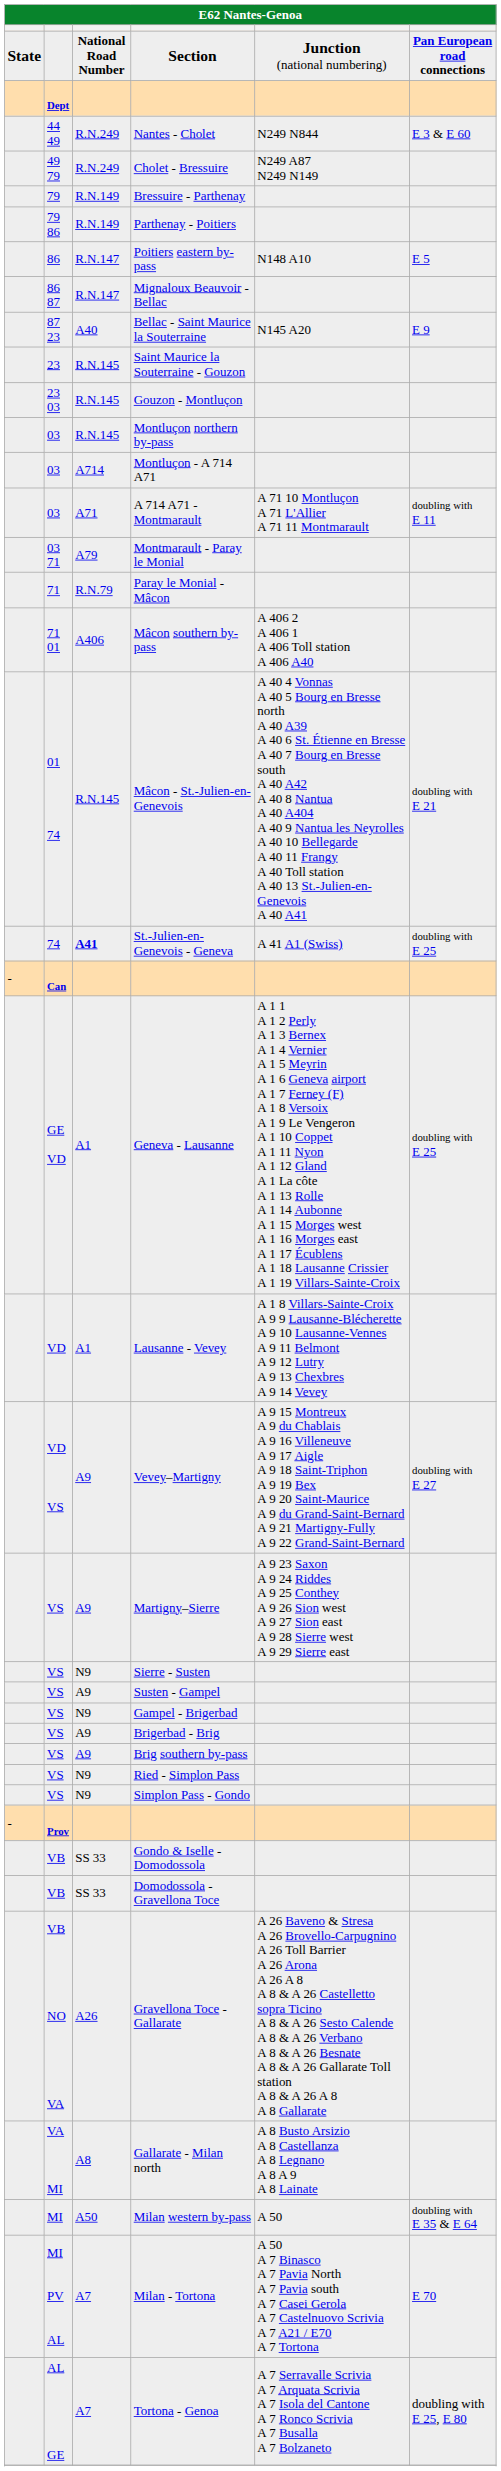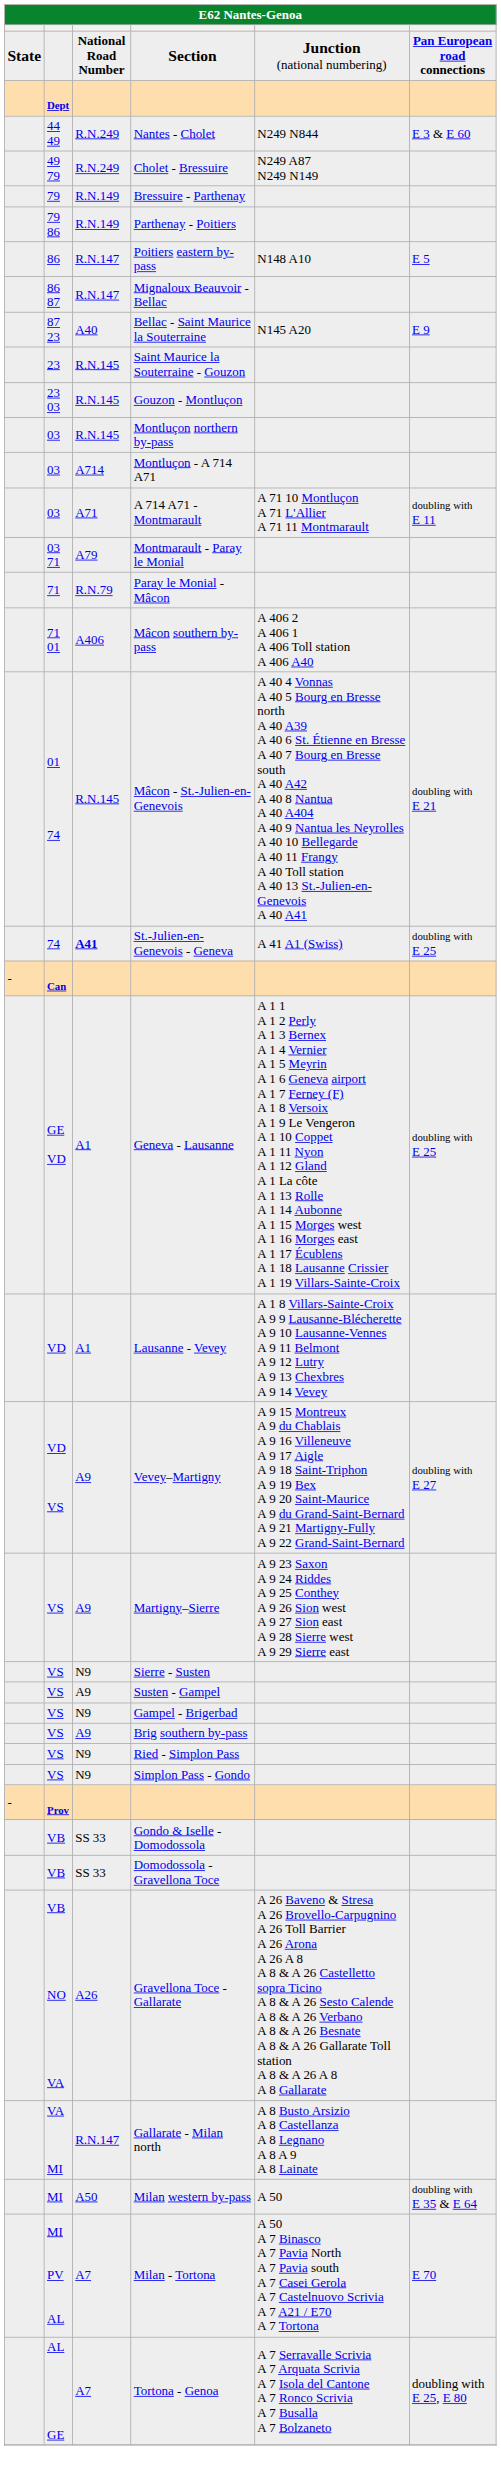- row: (55, 1733)
(83, 2160) A8 -> (97, 2139) R.N.147
